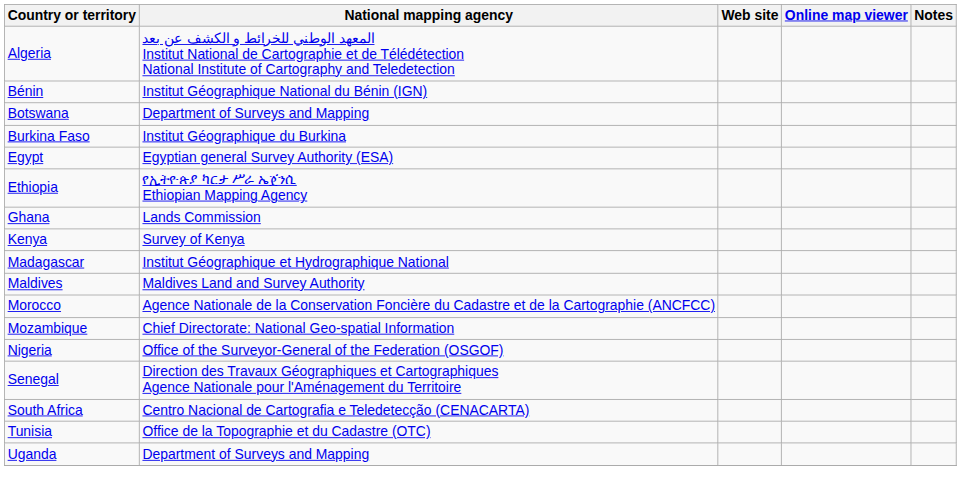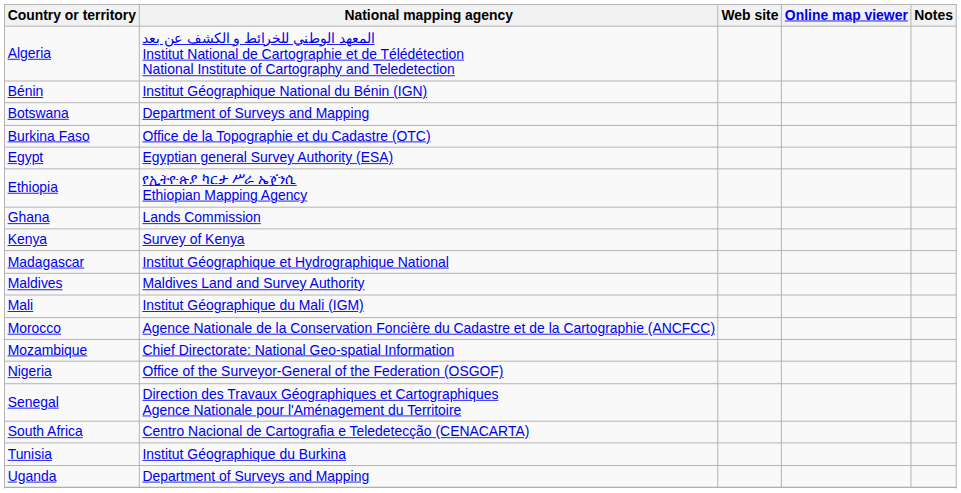(244, 136) Institut Géographique du Burkina -> (286, 136) Office de la Topographie et du Cadastre (OTC)
+ row: (20, 306)
(286, 432) Office de la Topographie et du Cadastre (OTC) -> (244, 454) Institut Géographique du Burkina
